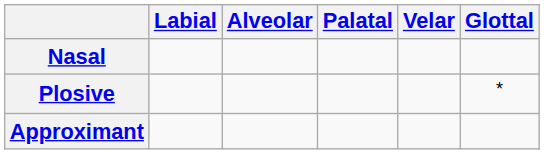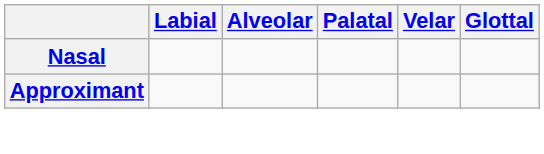- row: (77, 93)
